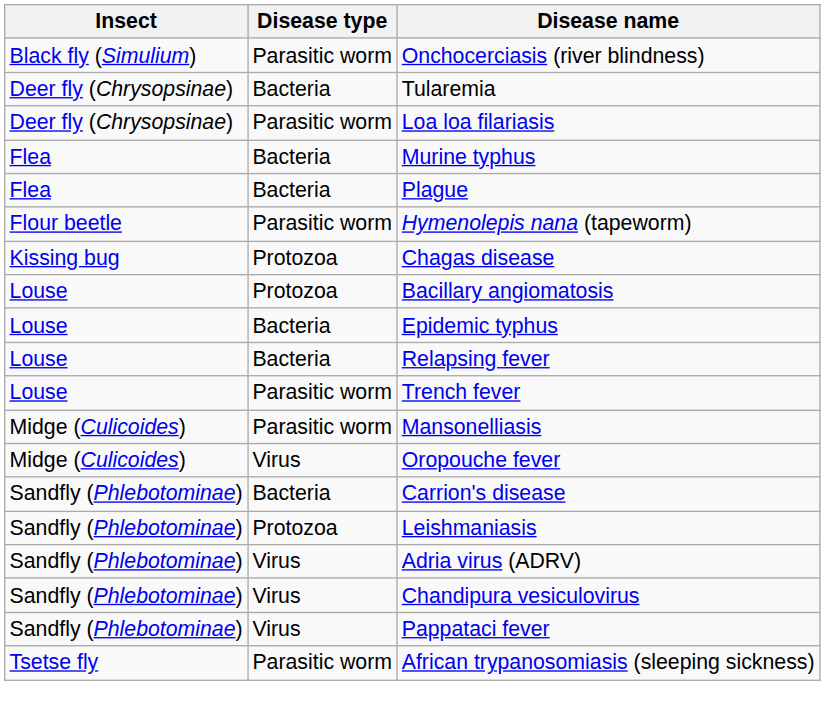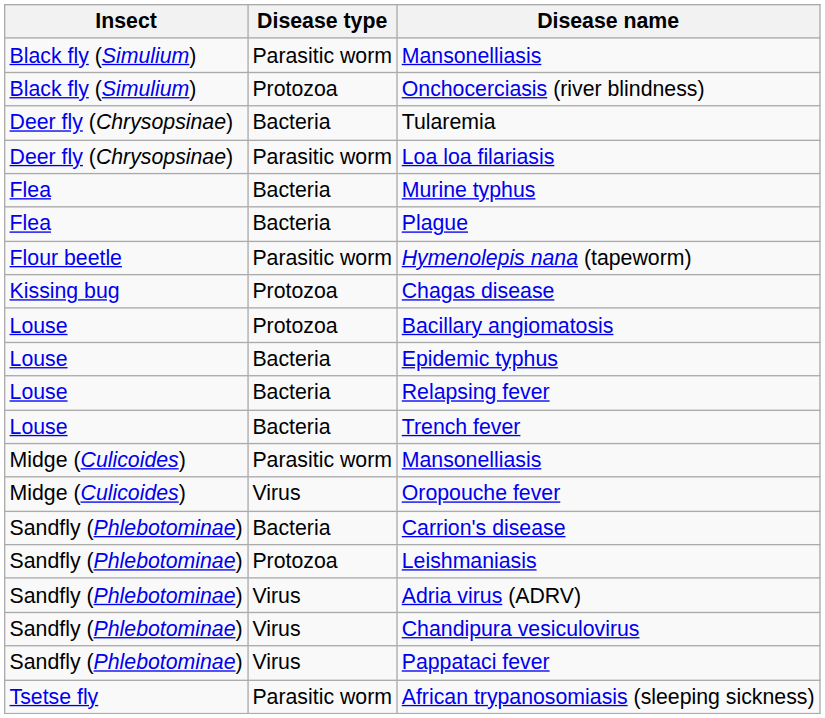+ row: (103, 55)
(322, 55) Parasitic worm -> (295, 88) Protozoa
(322, 392) Parasitic worm -> (291, 426) Bacteria
